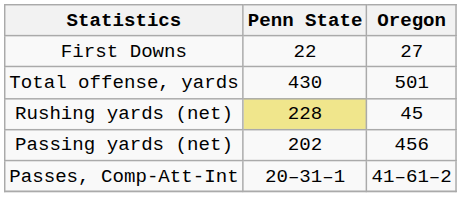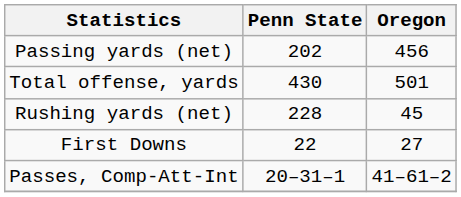rows swapped: (124, 51) <-> (124, 145)
(305, 114) khaki background -> (305, 114) no background
